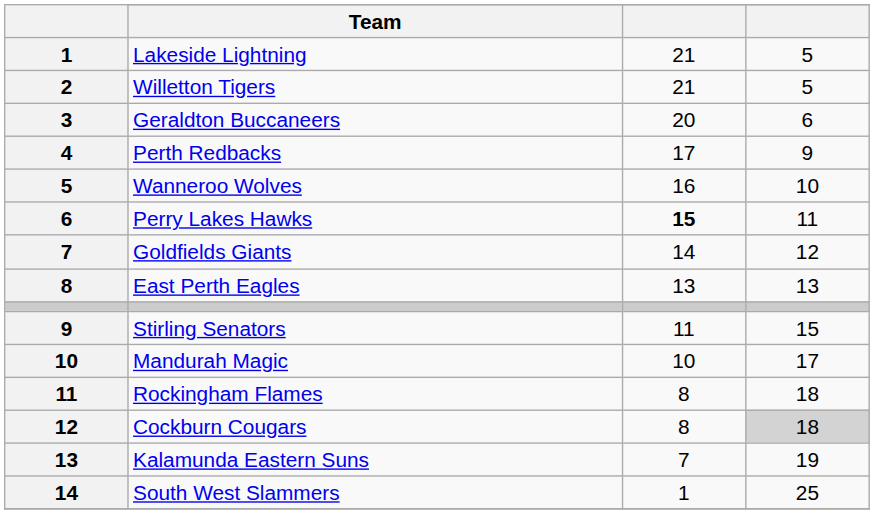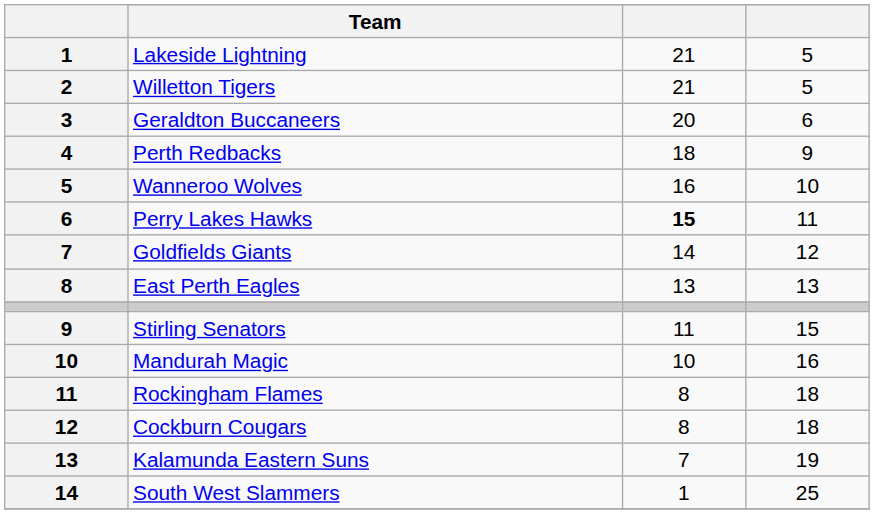(684, 153) 17 -> (684, 153) 18
(807, 361) 17 -> (807, 361) 16
(807, 427) lightgrey background -> (807, 427) no background
